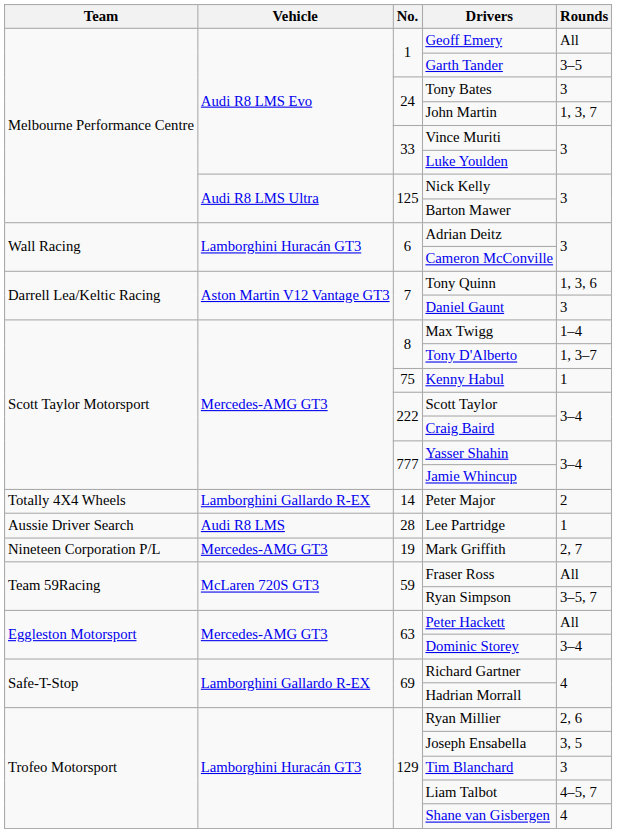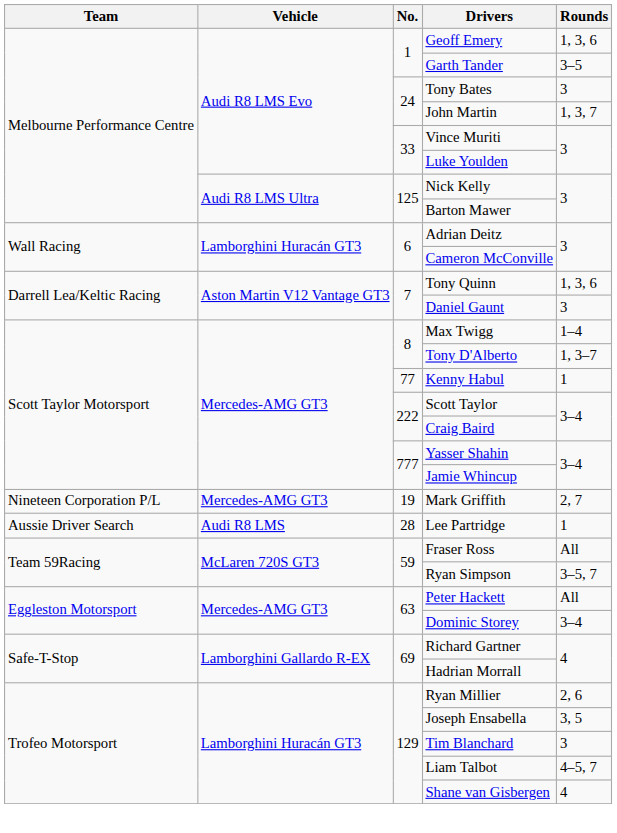(569, 40) All -> (578, 40) 1, 3, 6
(407, 379) 75 -> (407, 379) 77
- row: (460, 500)
rows swapped: (465, 549) <-> (465, 525)
